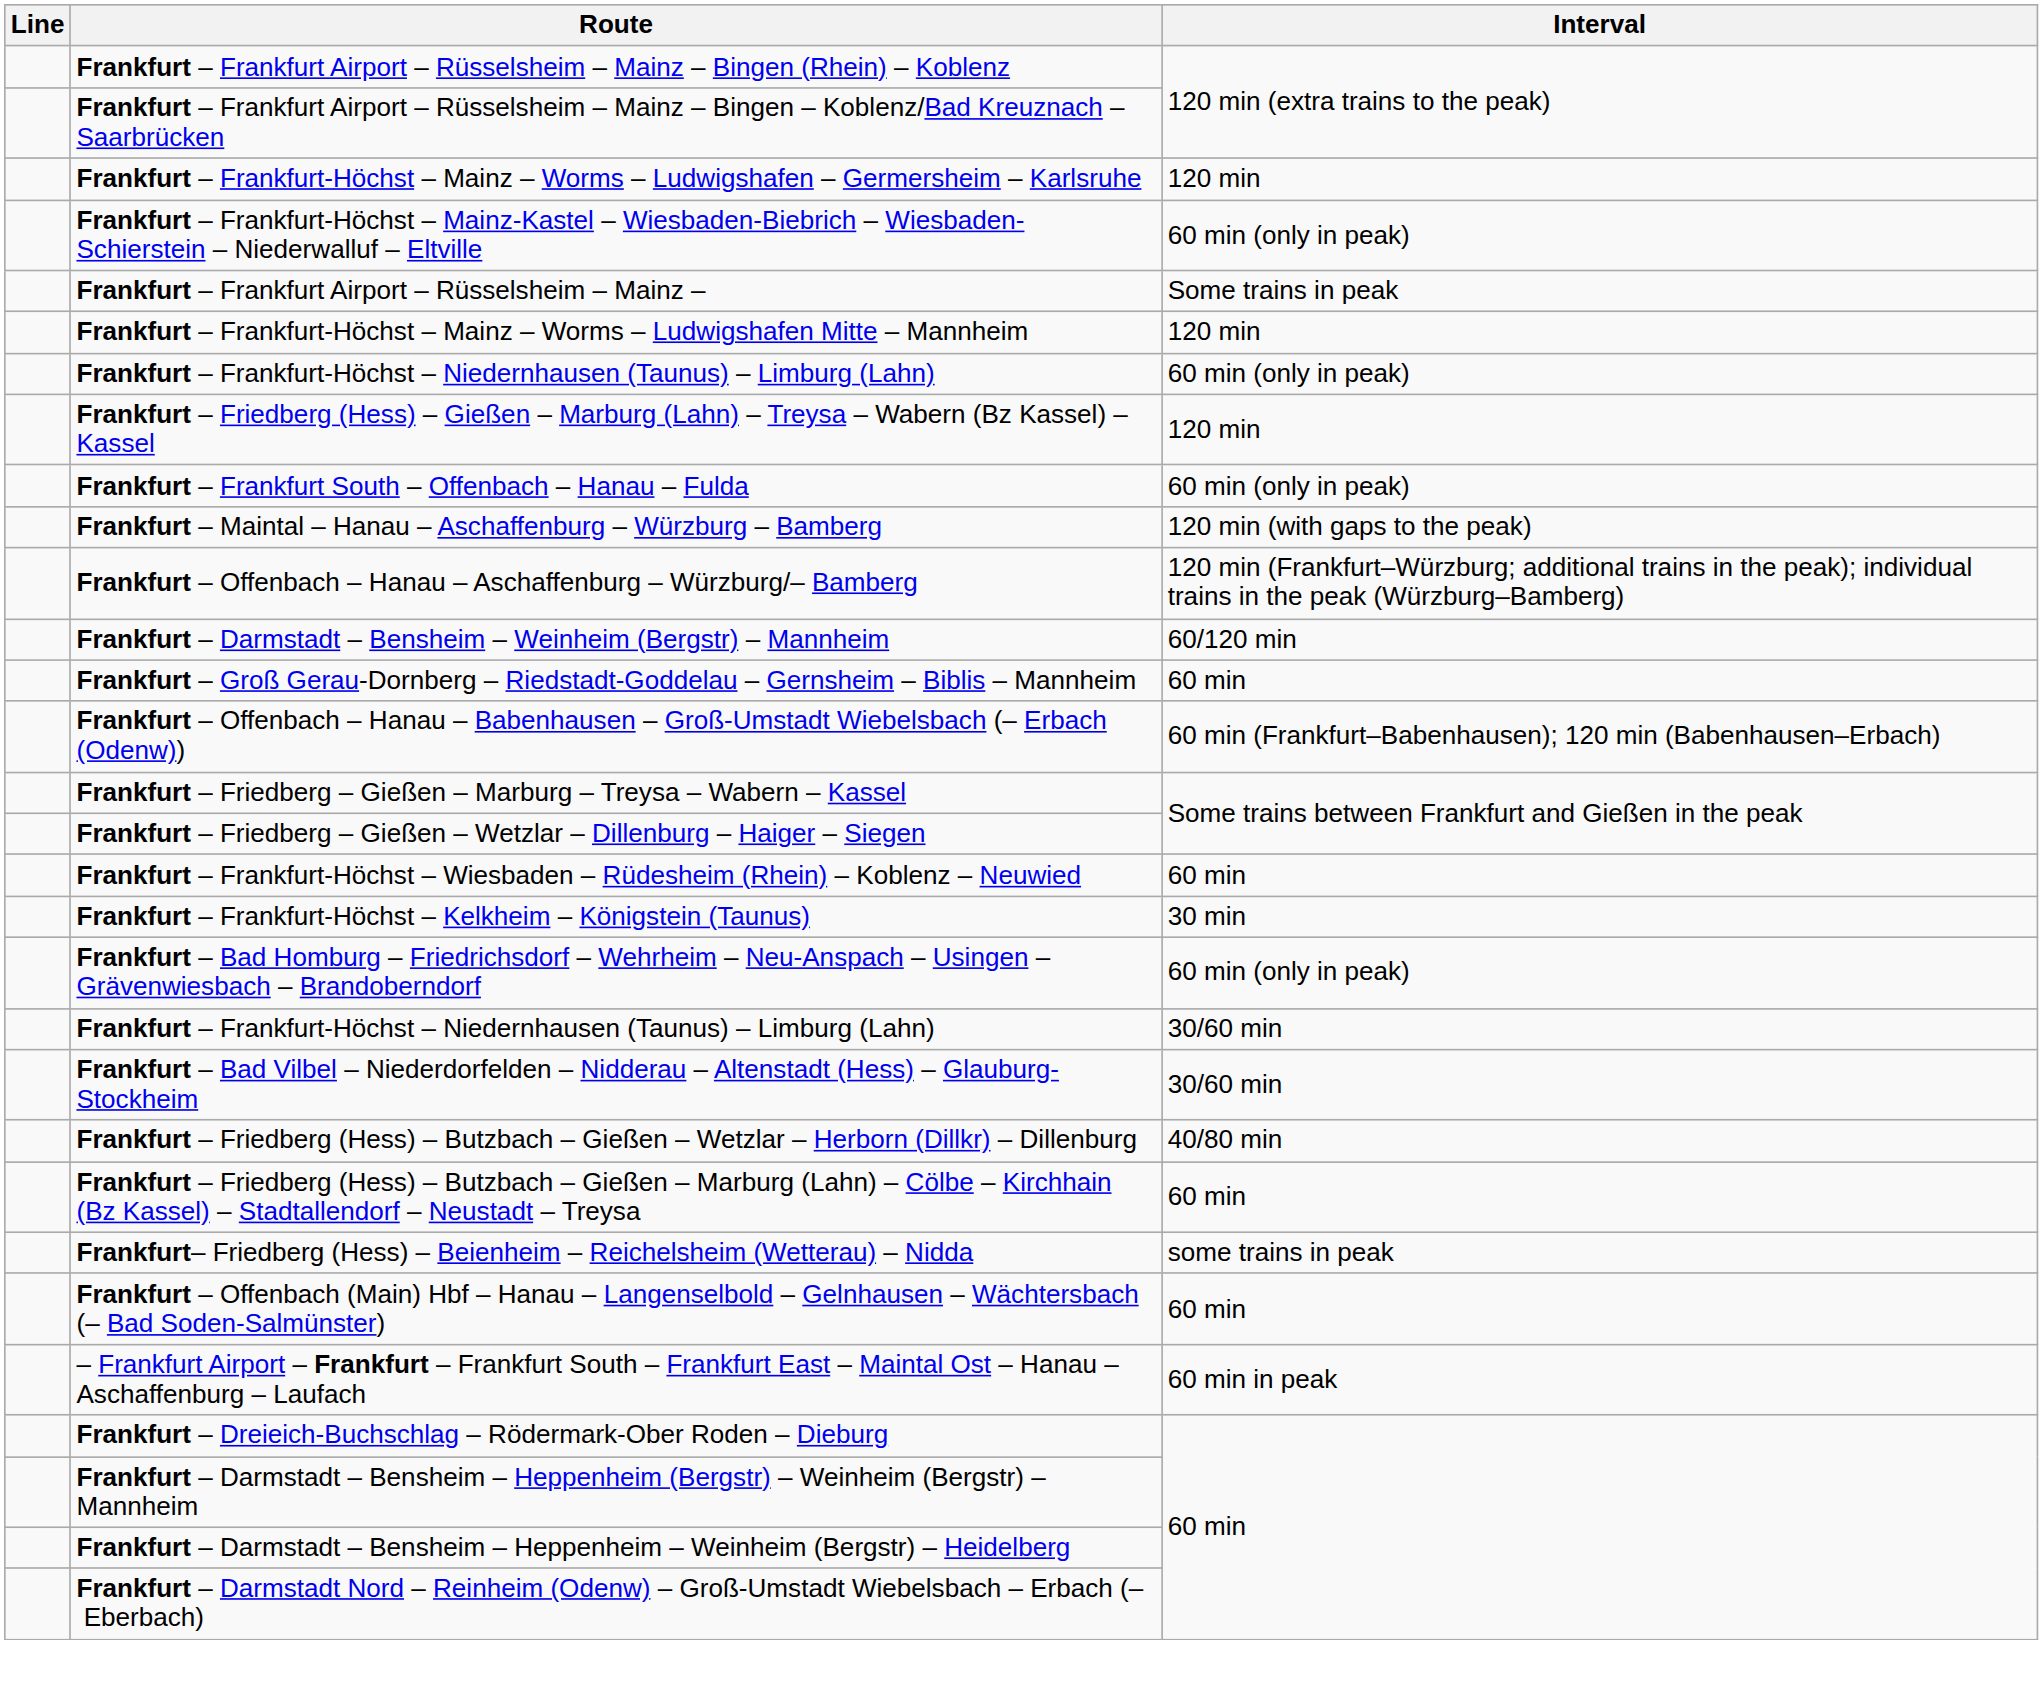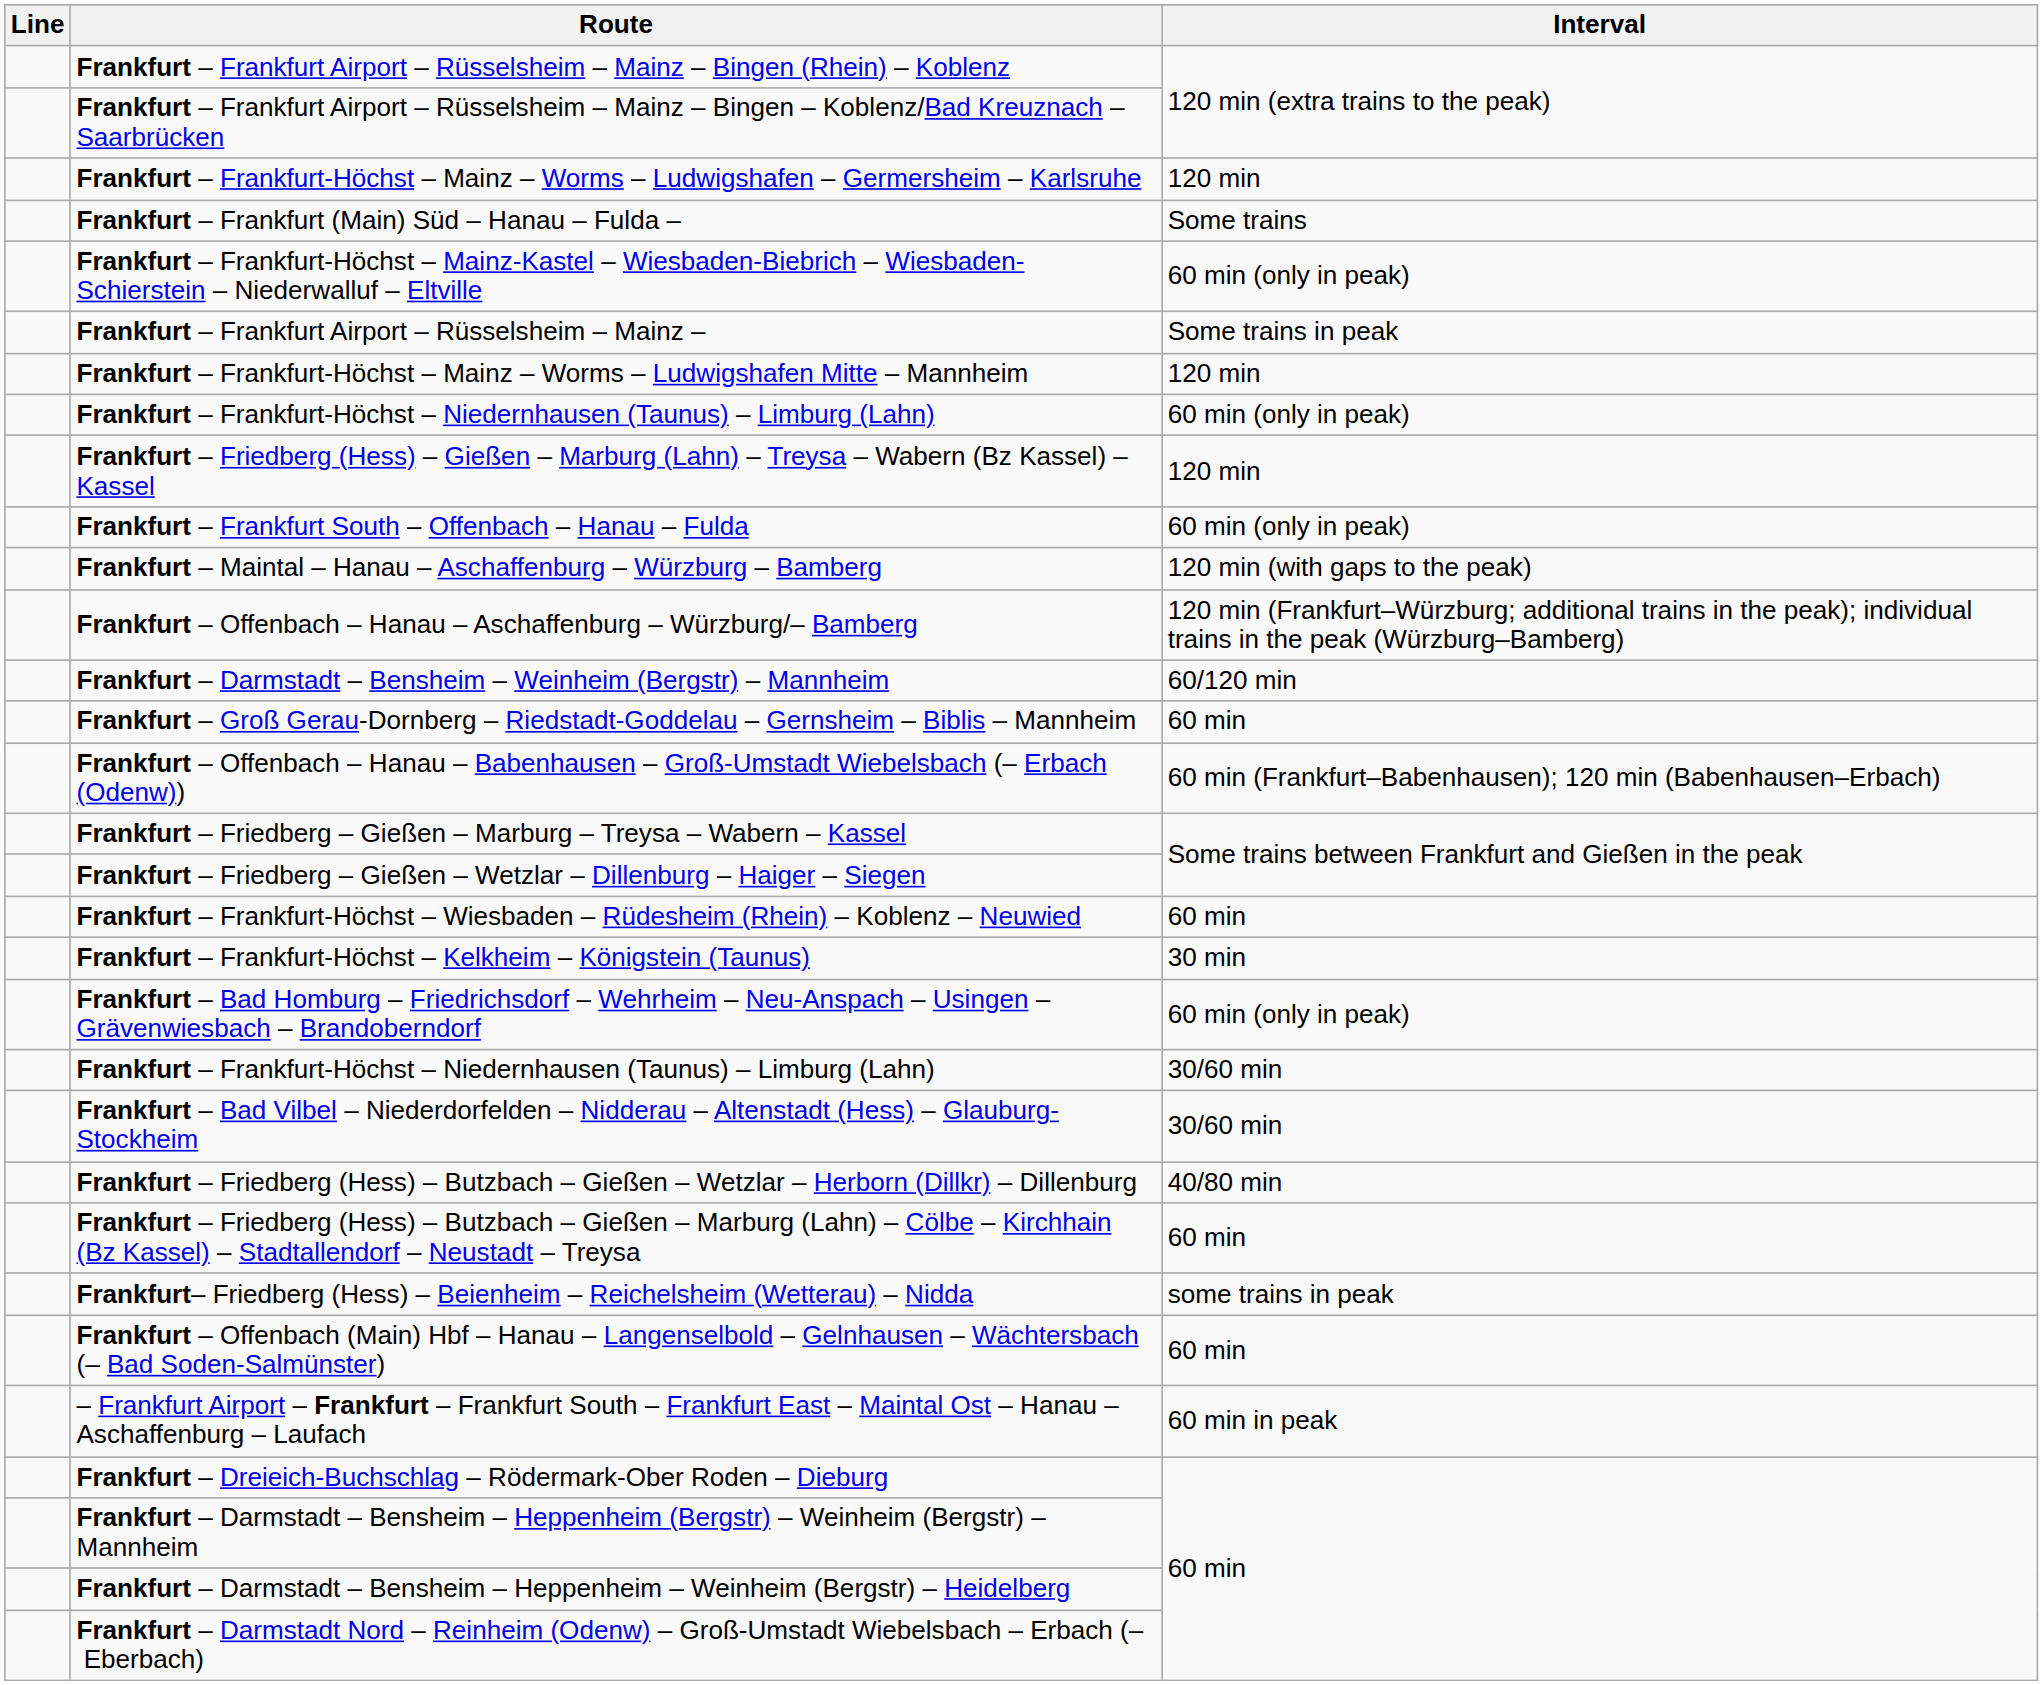+ row: (379, 219)
